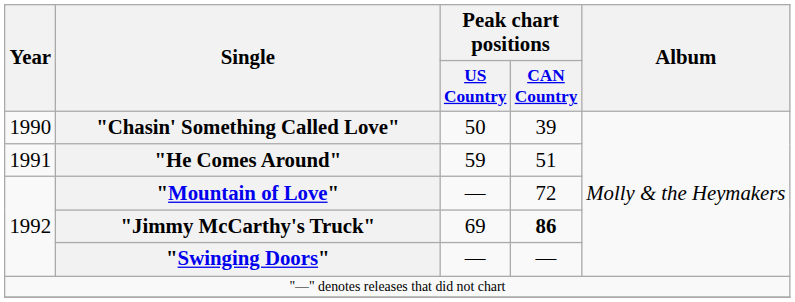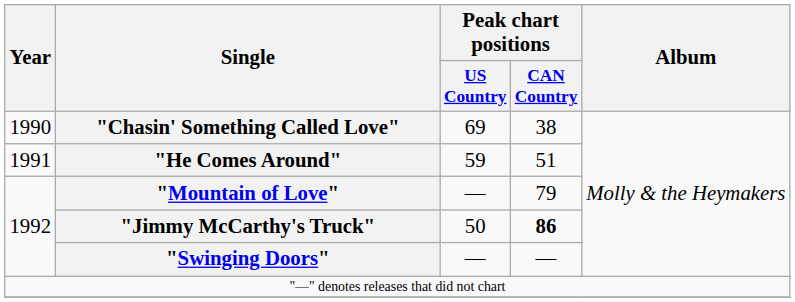(475, 127) 50 -> (475, 127) 69
(546, 127) 39 -> (546, 127) 38
(546, 193) 72 -> (546, 193) 79
(475, 226) 69 -> (475, 226) 50
